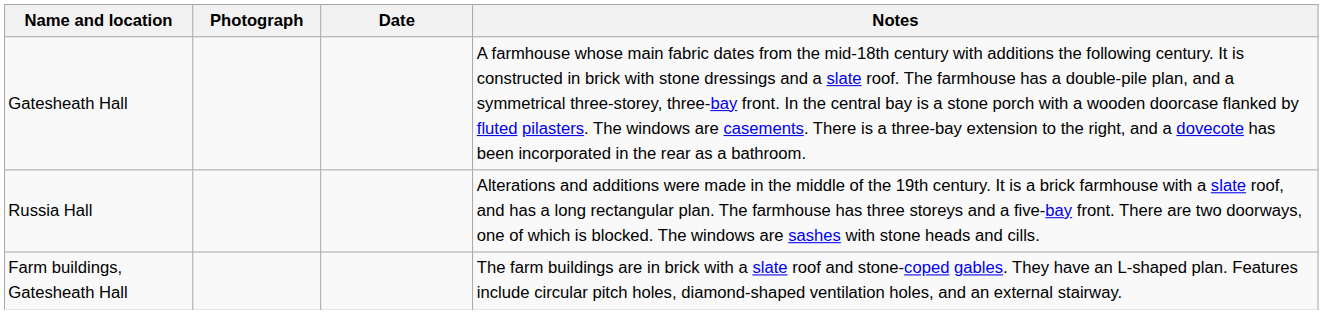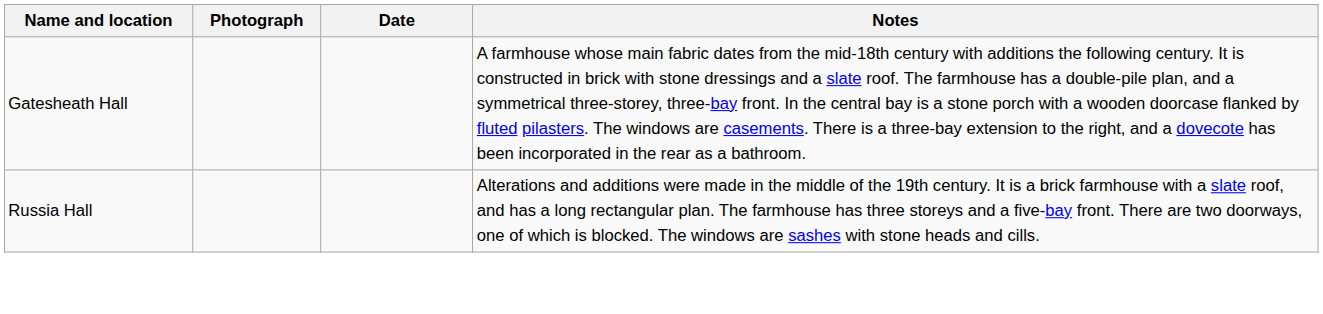- row: (68, 280)
